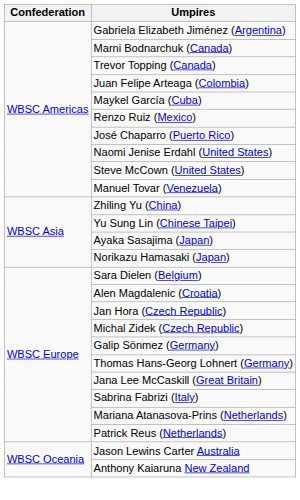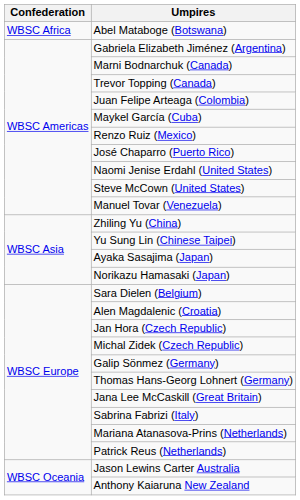+ row: (160, 30)
